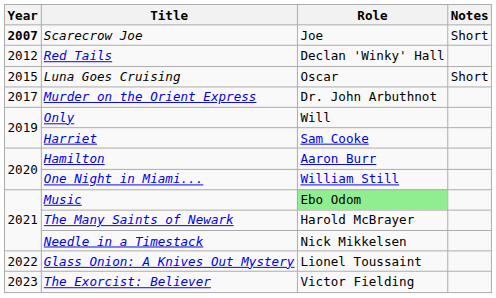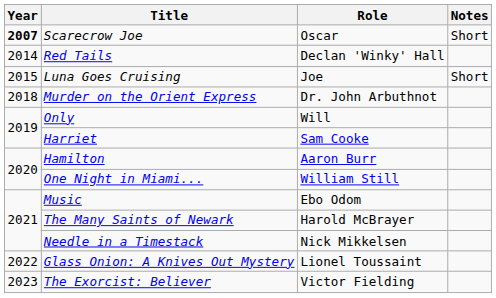(312, 35) Joe -> (319, 35) Oscar
(23, 56) 2012 -> (23, 56) 2014
(319, 76) Oscar -> (312, 76) Joe
(23, 97) 2017 -> (23, 97) 2018
(331, 200) lightgreen background -> (331, 200) no background
